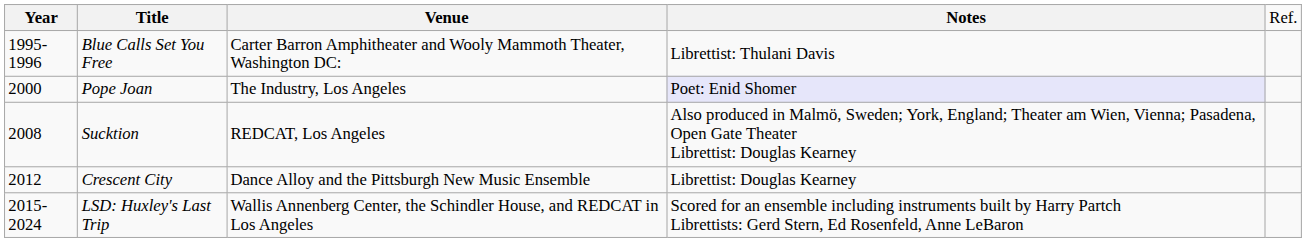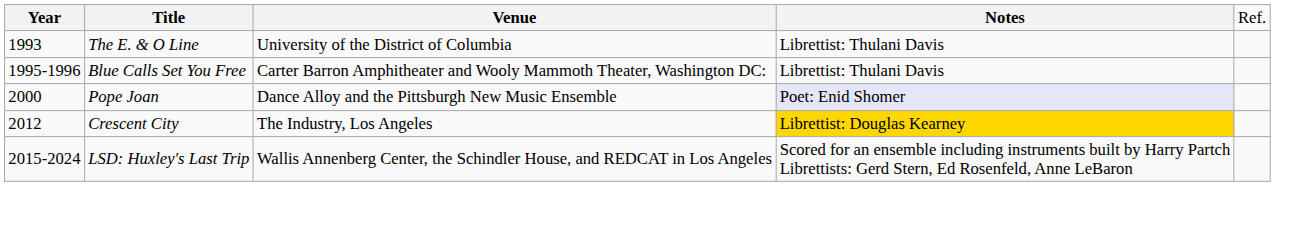+ row: (143, 44)
(318, 89) The Industry, Los Angeles -> (437, 96) Dance Alloy and the Pittsburgh New Music Ensemble
- row: (110, 134)
(410, 179) Dance Alloy and the Pittsburgh New Music Ensemble -> (345, 123) The Industry, Los Angeles
(763, 179) no background -> (873, 123) gold background
